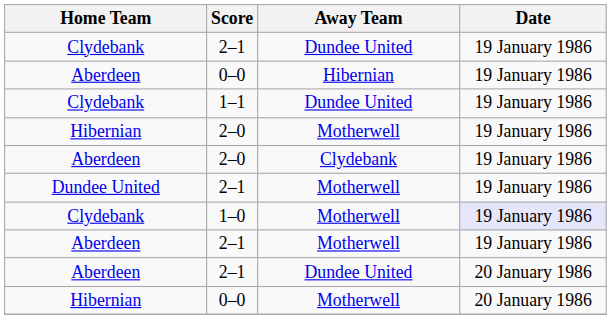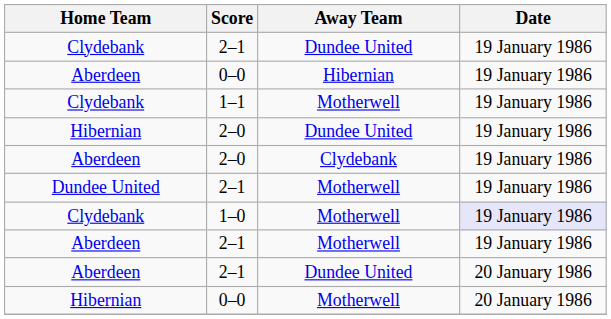(358, 103) Dundee United -> (358, 103) Motherwell
(358, 131) Motherwell -> (358, 131) Dundee United
